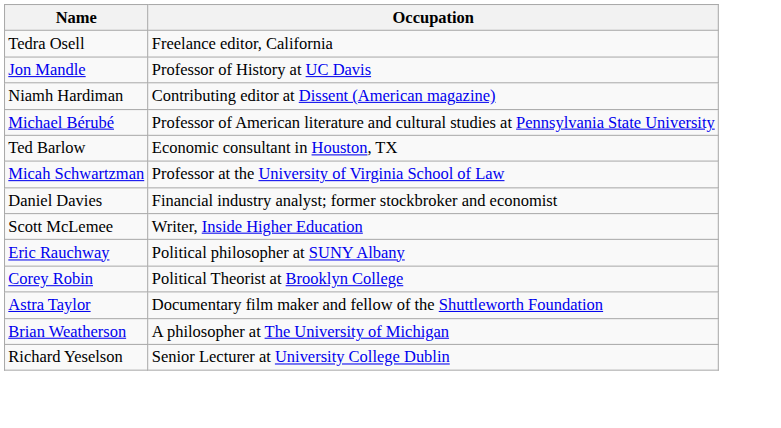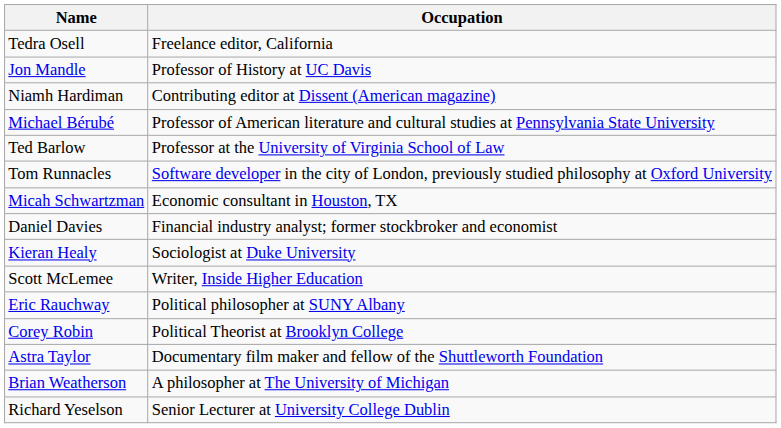(275, 148) Economic consultant in Houston, TX -> (328, 148) Professor at the University of Virginia School of Law
+ row: (60, 174)
(328, 174) Professor at the University of Virginia School of Law -> (275, 200) Economic consultant in Houston, TX
+ row: (52, 252)
